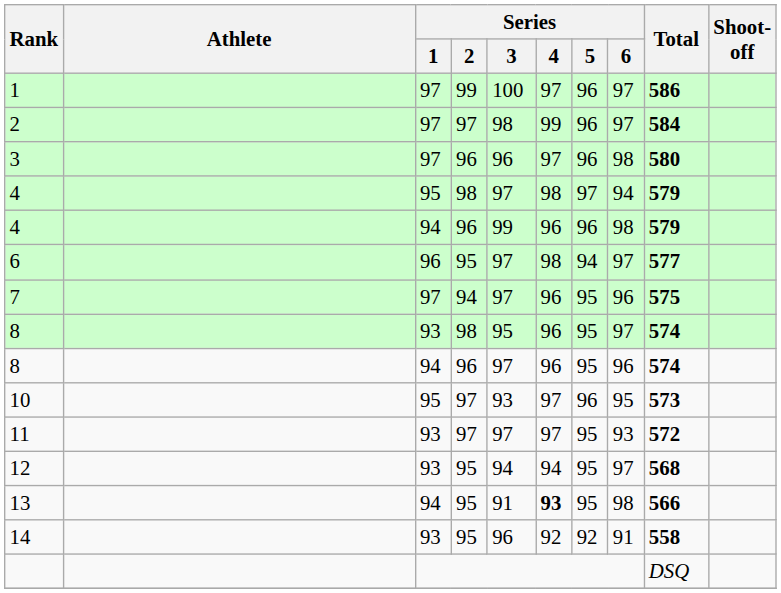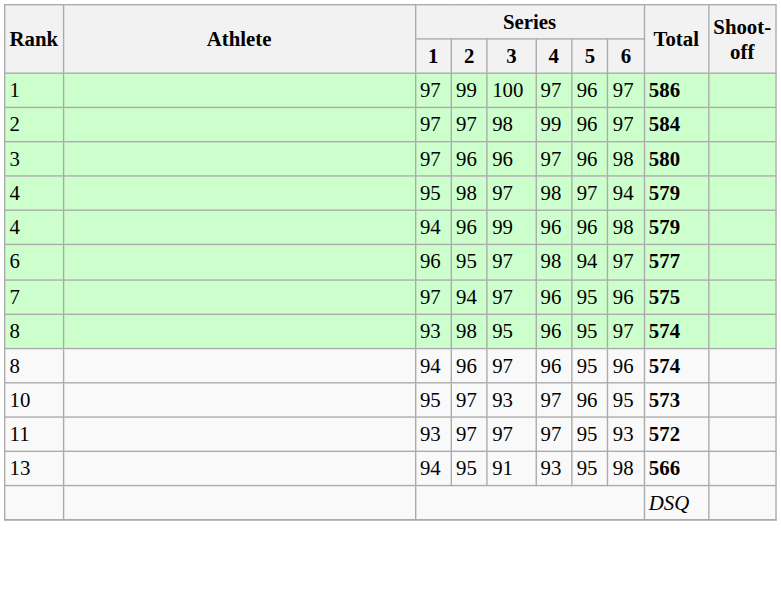- row: (20, 468)
(551, 502) bold -> (551, 468) normal
- row: (20, 536)
